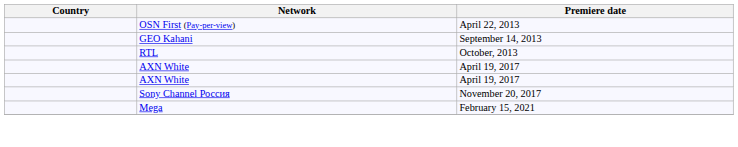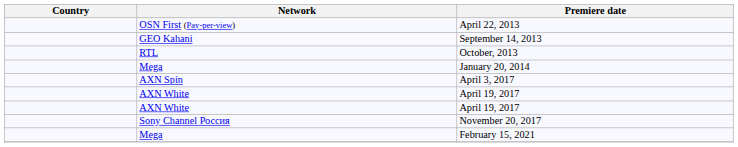+ row: (151, 66)
+ row: (161, 80)
